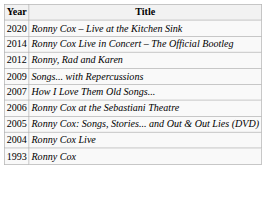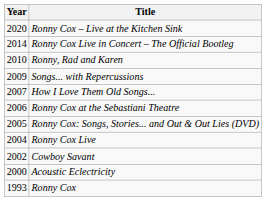(17, 60) 2012 -> (17, 60) 2010
+ row: (63, 156)
+ row: (73, 172)
